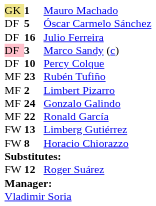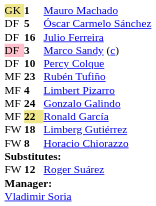(27, 90) 2 -> (27, 90) 4
(30, 116) no background -> (30, 116) khaki background
(30, 130) 13 -> (30, 130) 18
